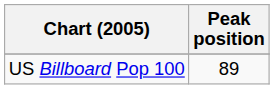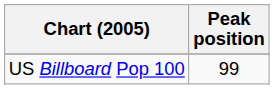(229, 68) 89 -> (229, 68) 99
